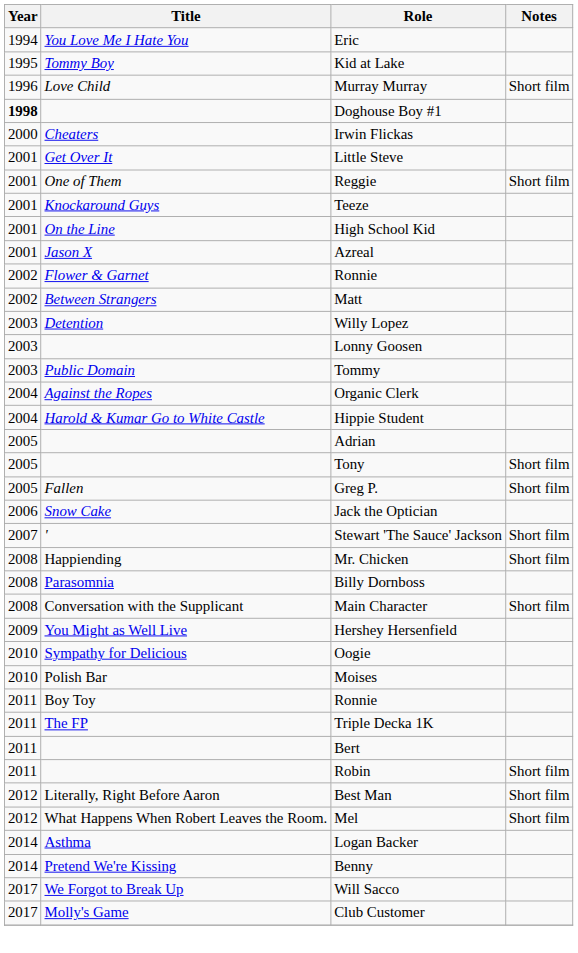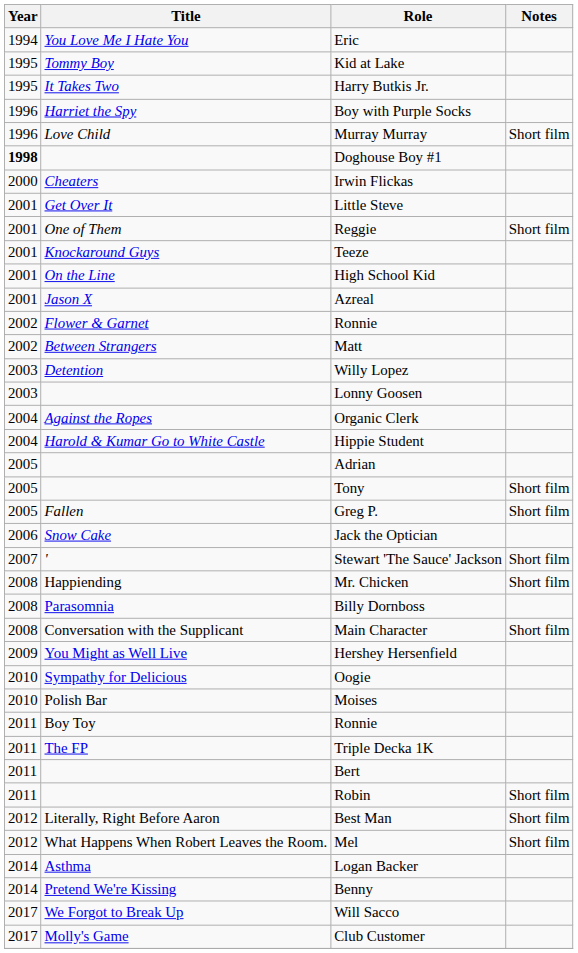+ row: (82, 87)
+ row: (90, 110)
- row: (90, 370)
